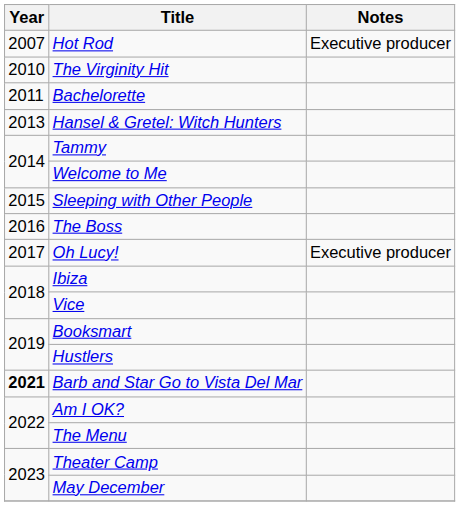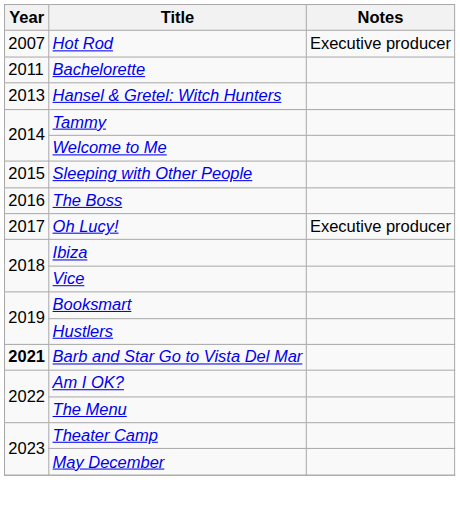- row: (111, 69)
